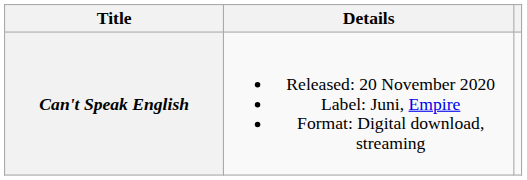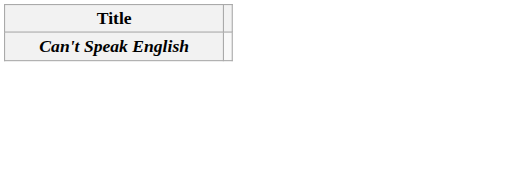- column: (369, 18)
